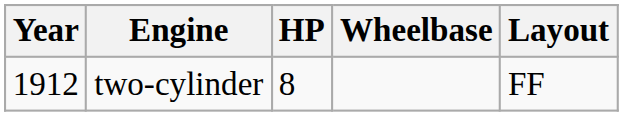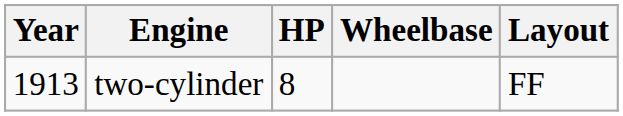(46, 83) 1912 -> (46, 83) 1913
